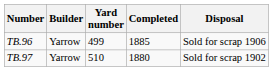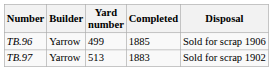(96, 58) 510 -> (96, 58) 513
(139, 58) 1880 -> (139, 58) 1883
